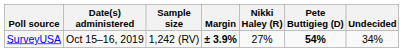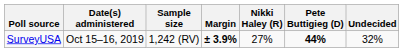(315, 39) 54% -> (315, 39) 44%
(372, 39) 34% -> (372, 39) 32%
